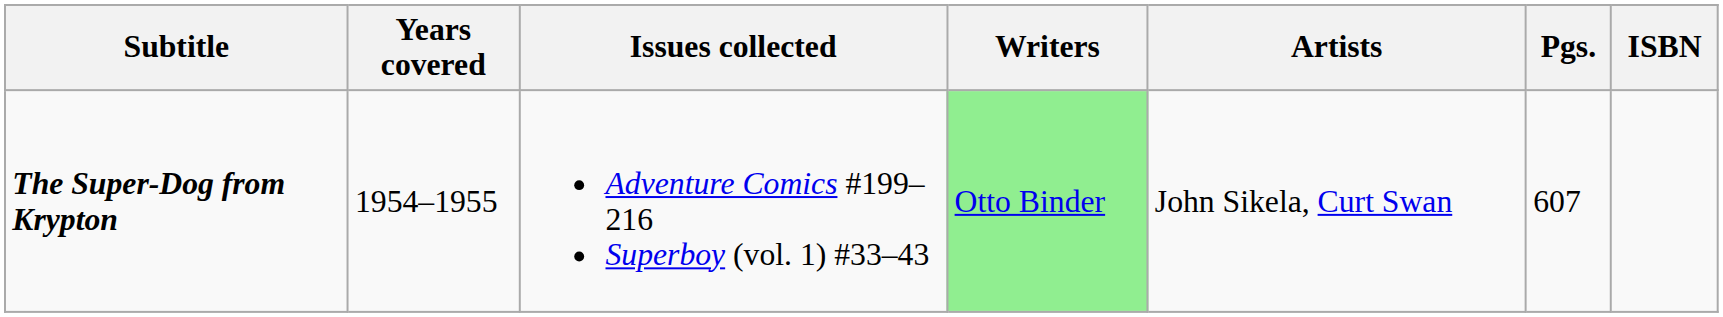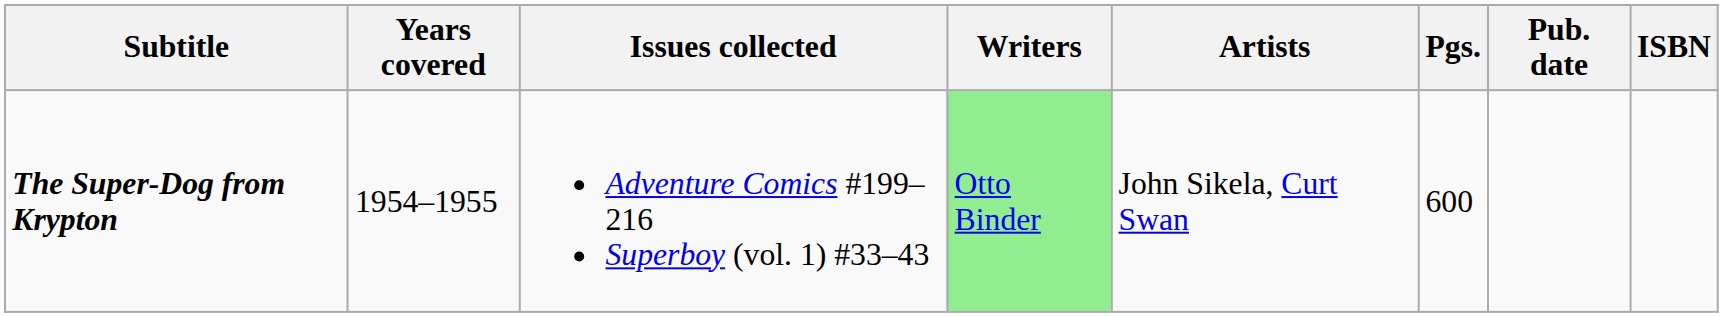+ column: (1559, 47)
(1557, 200) 607 -> (1449, 200) 600
